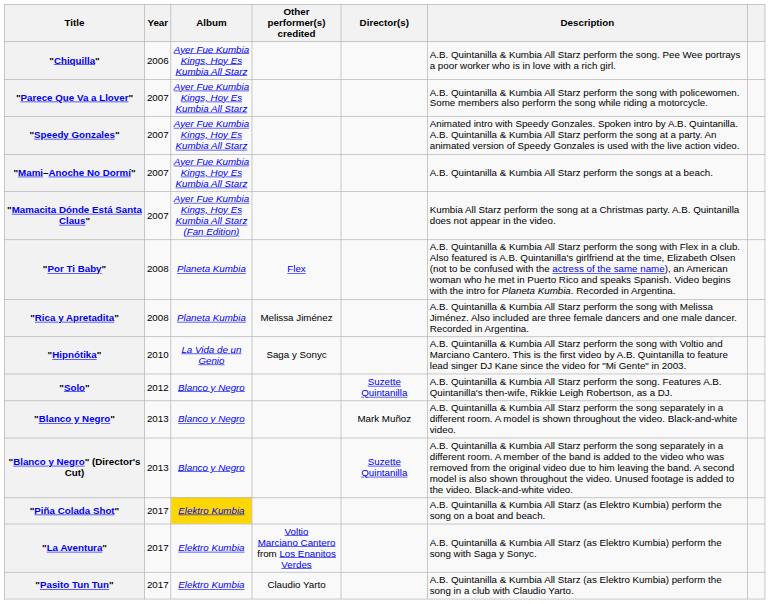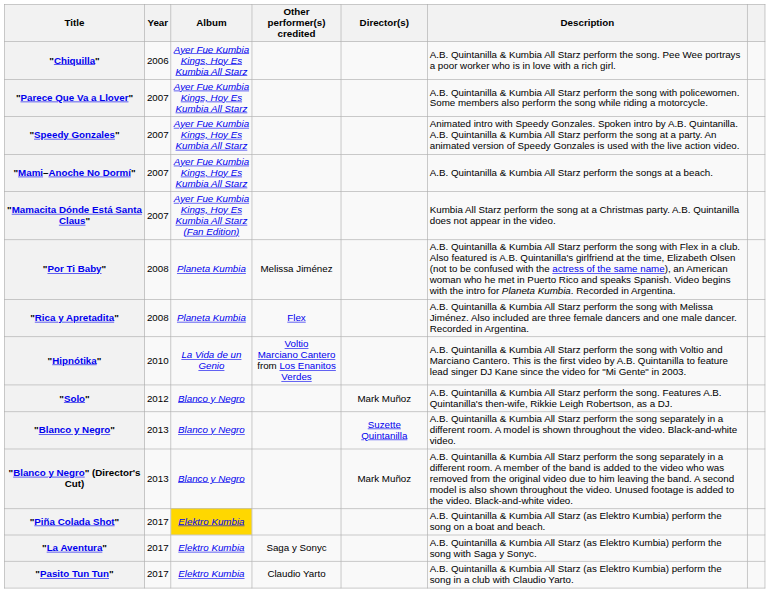(297, 269) Flex -> (297, 269) Melissa Jiménez
(297, 318) Melissa Jiménez -> (297, 318) Flex
(297, 355) Saga y Sonyc -> (297, 361) Voltio Marciano Cantero from Los Enanitos Verdes
(384, 387) Suzette Quintanilla -> (384, 398) Mark Muñoz
(384, 419) Mark Muñoz -> (384, 430) Suzette Quintanilla
(384, 467) Suzette Quintanilla -> (384, 478) Mark Muñoz
(297, 548) Voltio Marciano Cantero from Los Enanitos Verdes -> (297, 548) Saga y Sonyc
